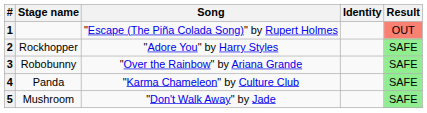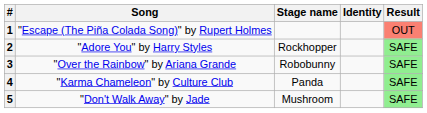columns swapped: (48, 13) <-> (211, 13)
